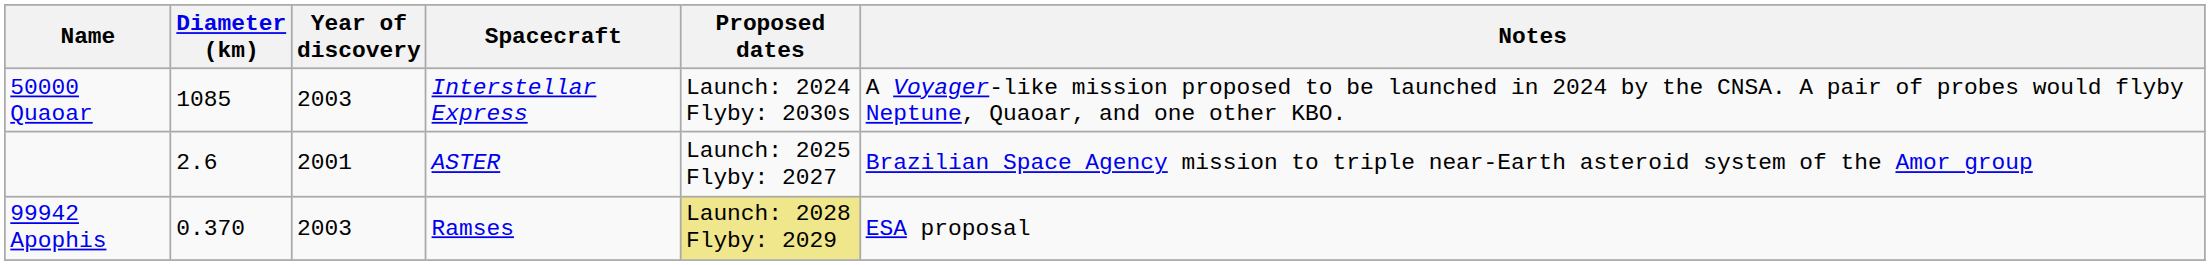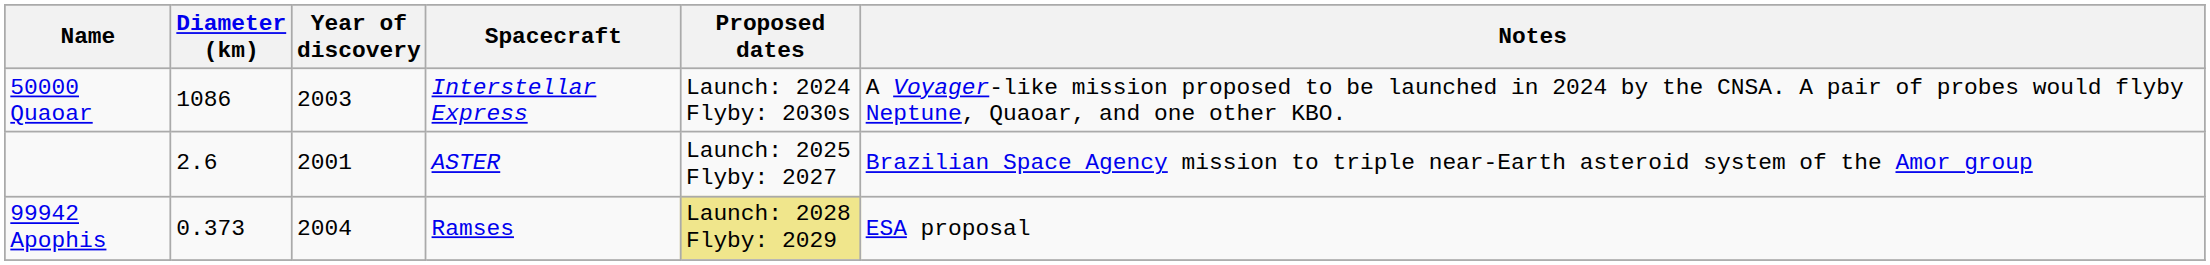(204, 100) 1085 -> (204, 100) 1086
(211, 228) 0.370 -> (211, 228) 0.373
(325, 228) 2003 -> (325, 228) 2004
